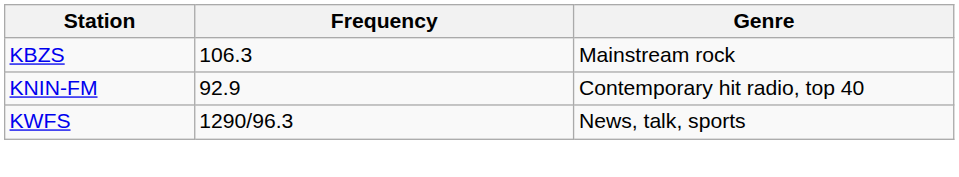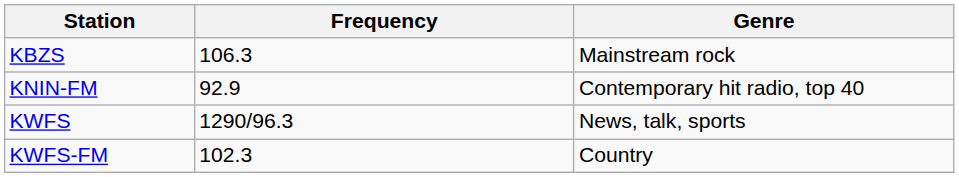+ row: (59, 155)
